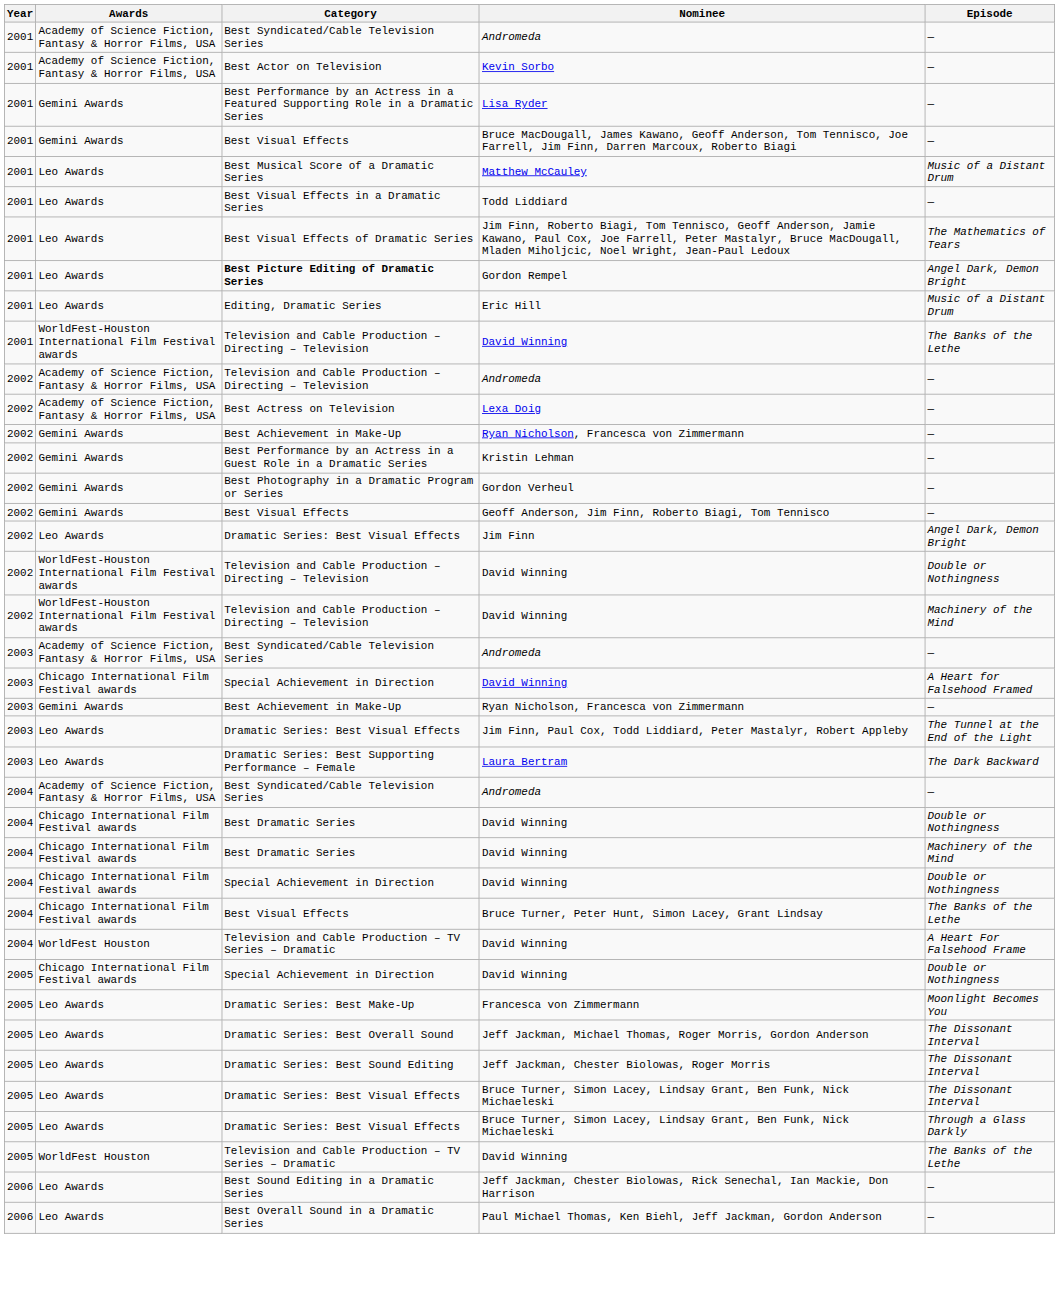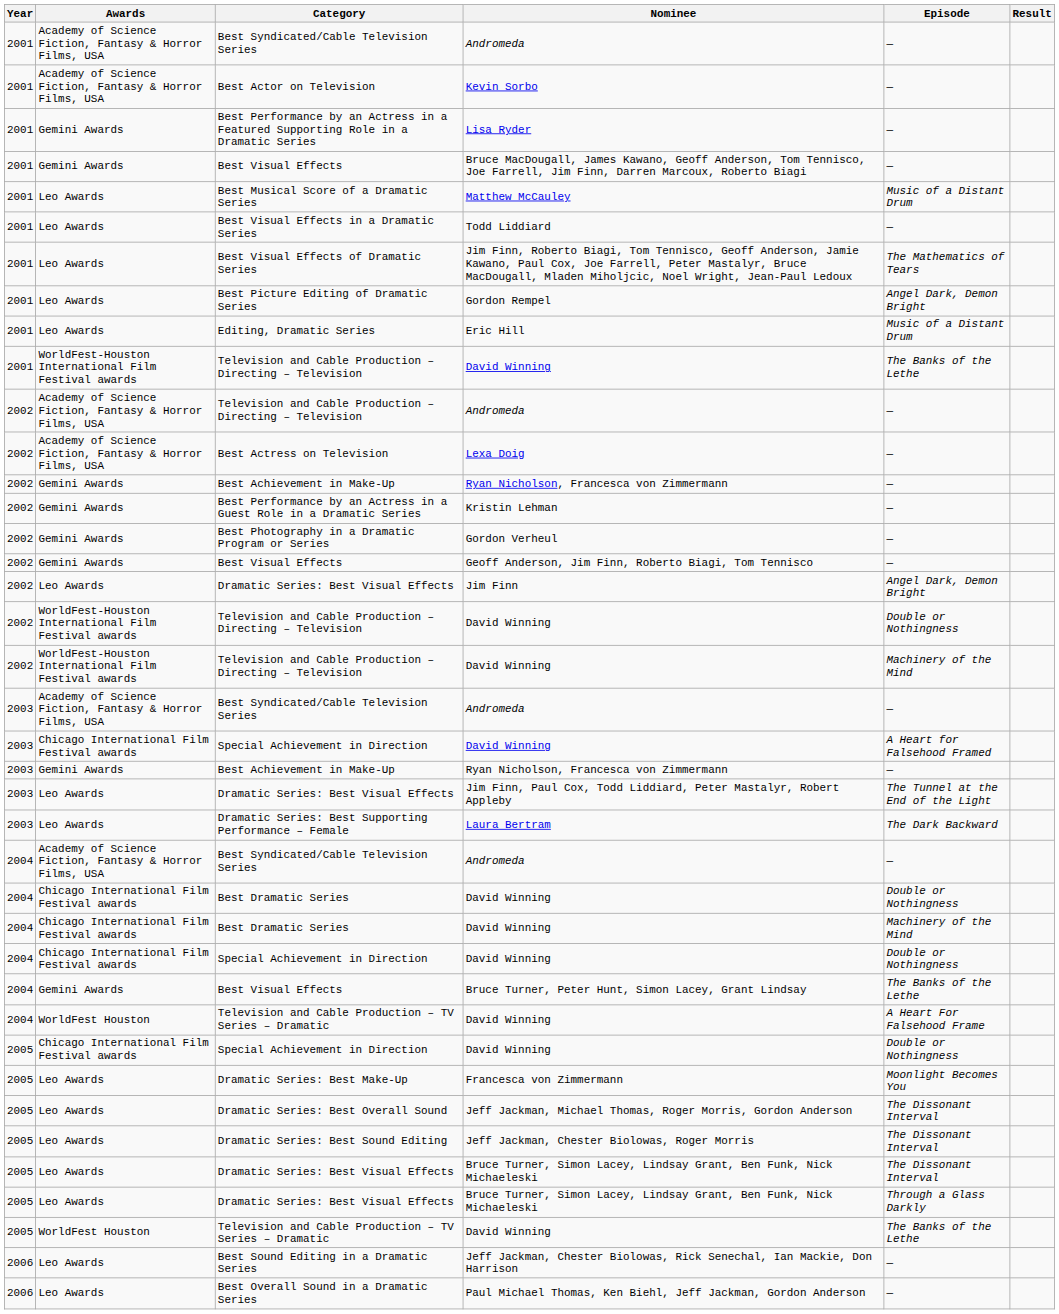+ column: (1032, 13)
(329, 275) bold -> (323, 301) normal
(124, 914) Chicago International Film Festival awards -> (81, 989) Gemini Awards
